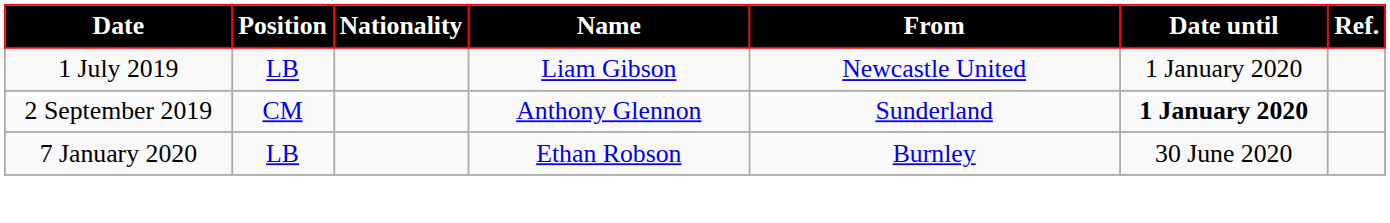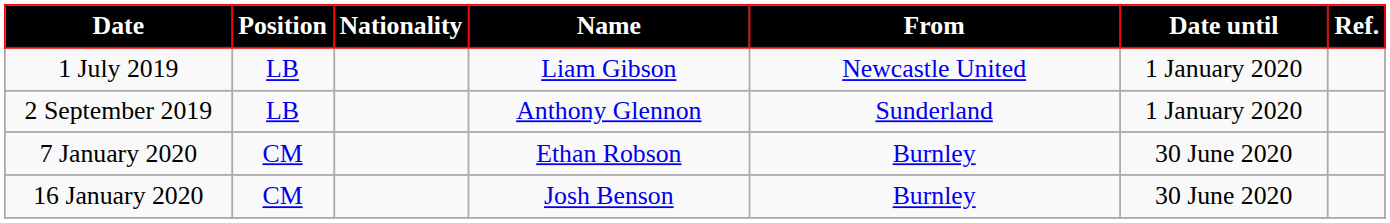(283, 111) CM -> (283, 111) LB
(1224, 111) bold -> (1224, 111) normal
(283, 153) LB -> (283, 153) CM
+ row: (118, 196)
